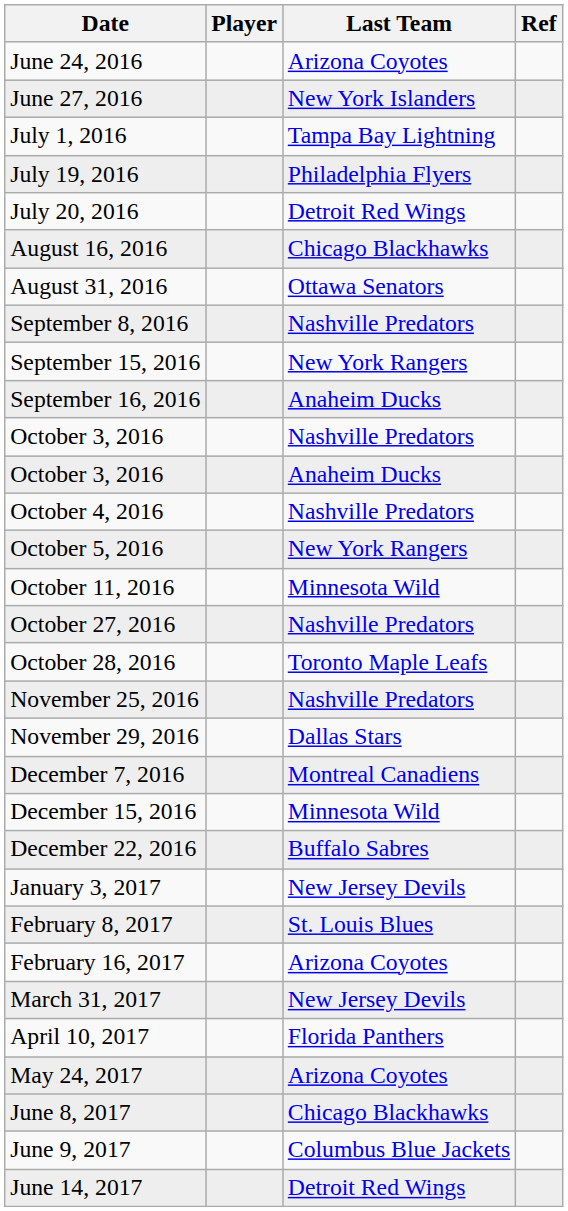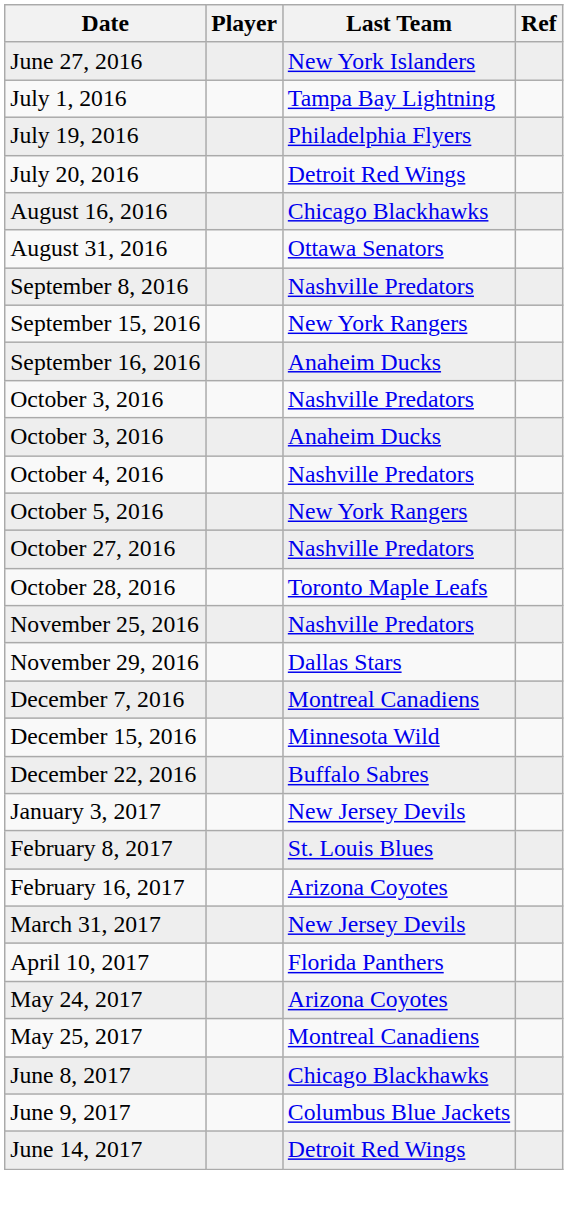- row: (76, 60)
- row: (92, 586)
+ row: (76, 1037)
